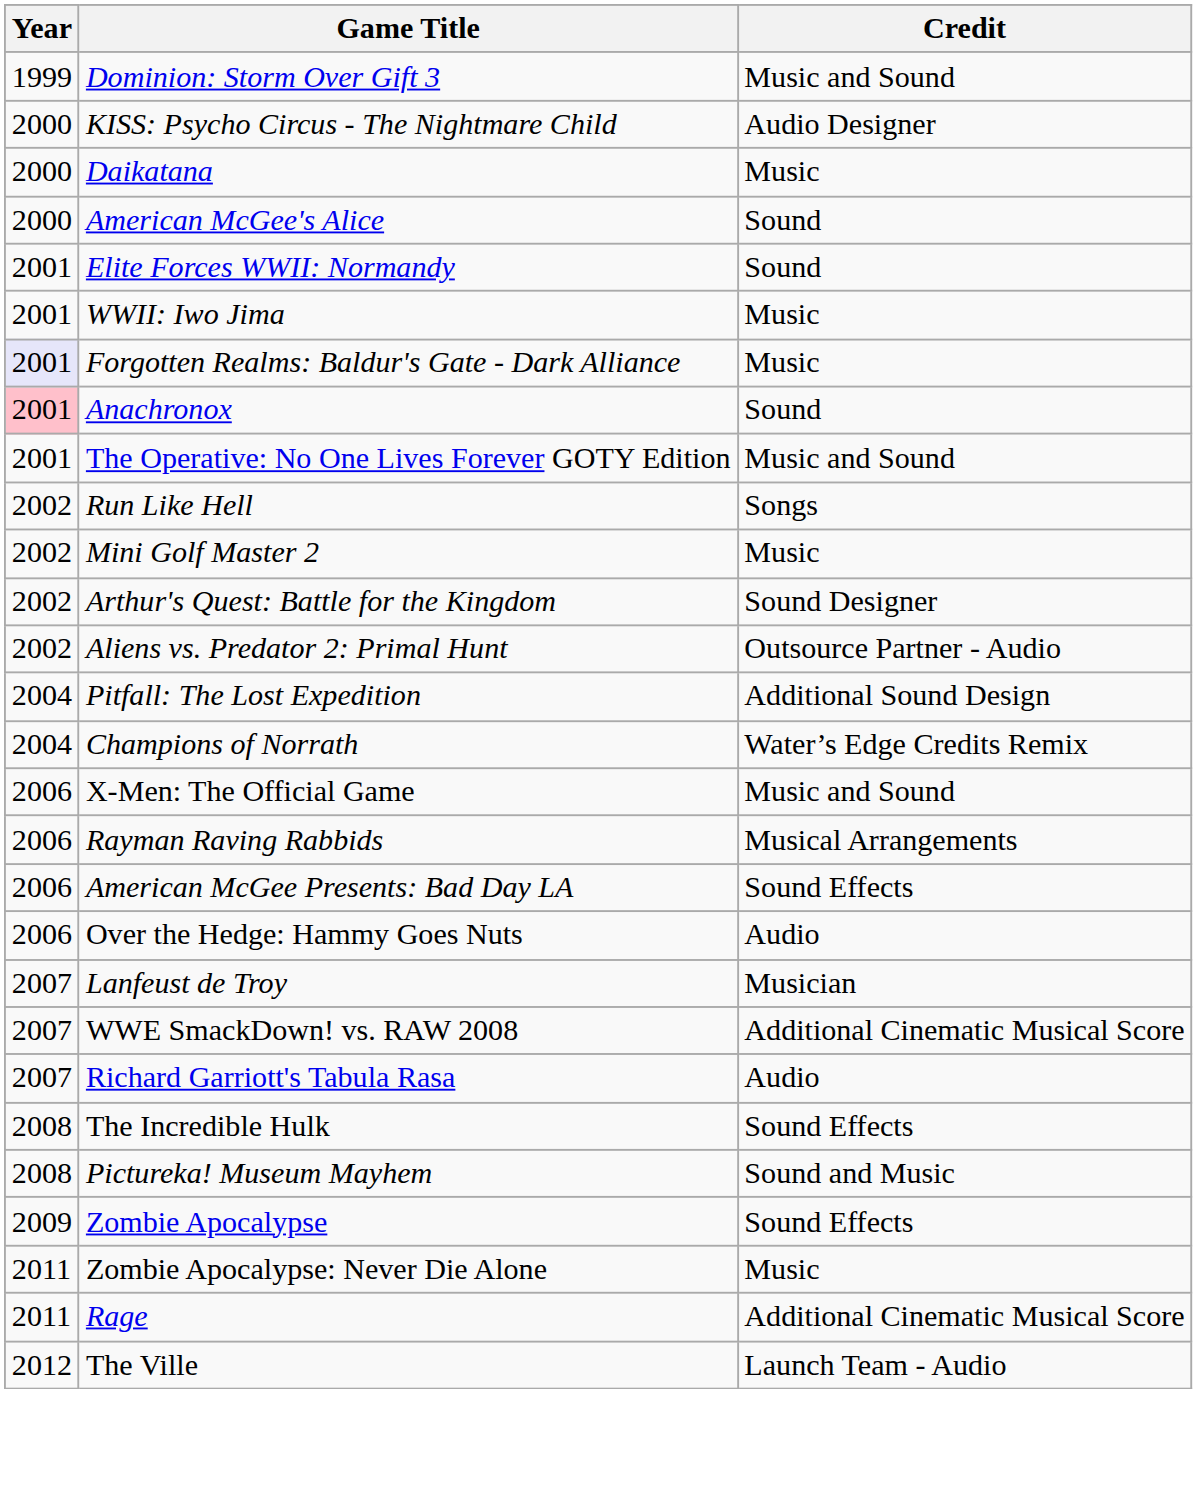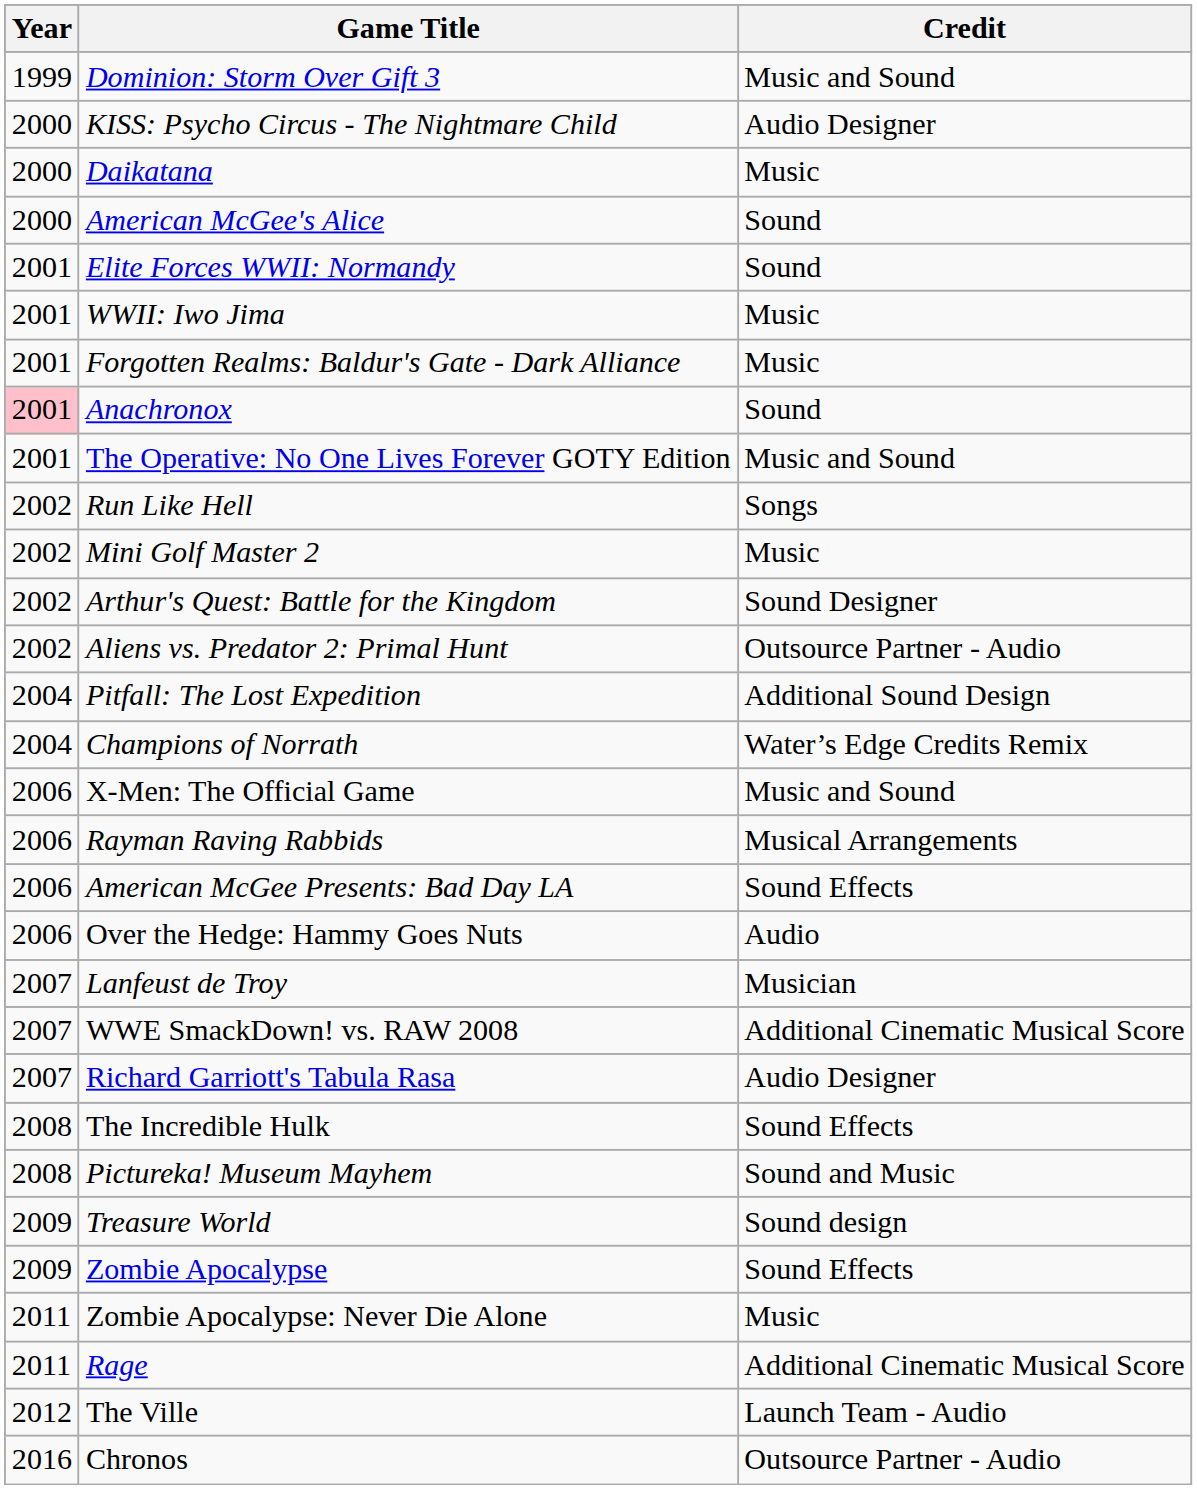(42, 362) lavender background -> (42, 362) no background
(782, 1077) Audio -> (840, 1077) Audio Designer
+ row: (178, 1220)
+ row: (137, 1459)
